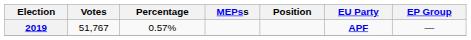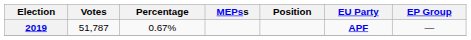(94, 27) 51,767 -> (94, 27) 51,787
(162, 27) 0.57% -> (162, 27) 0.67%
